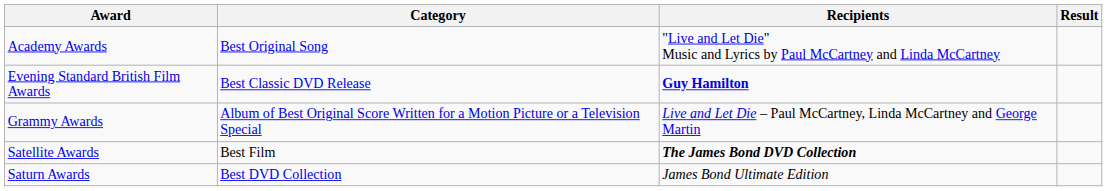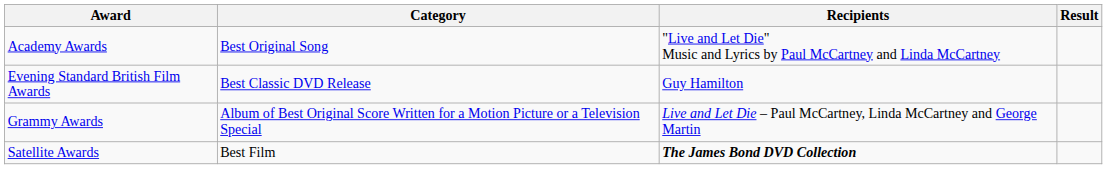(705, 84) bold -> (703, 84) normal
- row: (49, 174)
